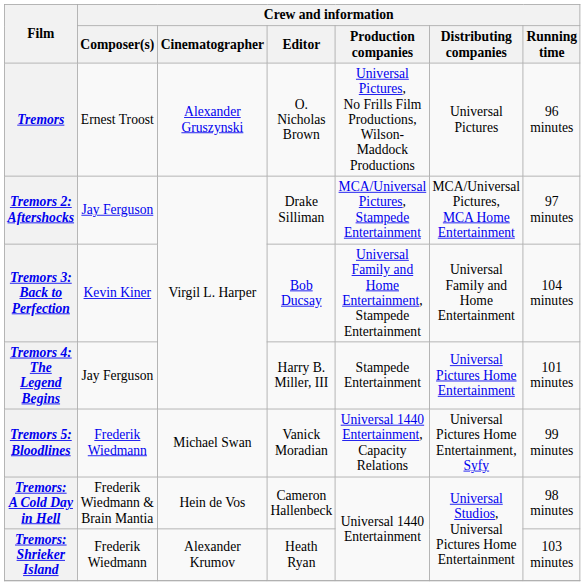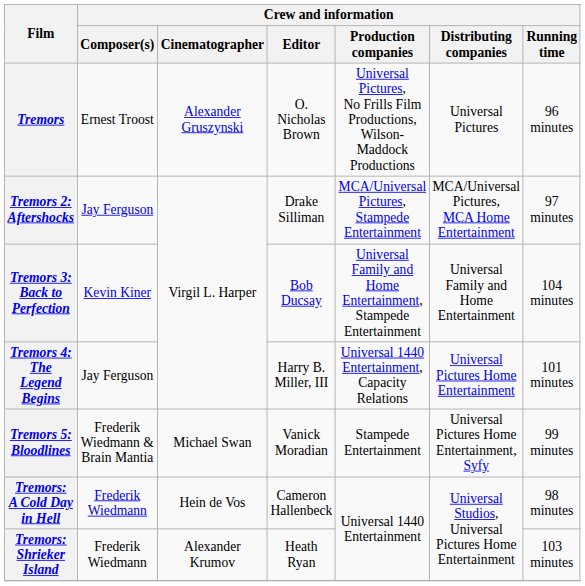(382, 375) Stampede Entertainment -> (382, 375) Universal 1440 Entertainment, Capacity Relations
(117, 443) Frederik Wiedmann -> (117, 443) Frederik Wiedmann & Brain Mantia
(382, 443) Universal 1440 Entertainment, Capacity Relations -> (382, 443) Stampede Entertainment
(117, 502) Frederik Wiedmann & Brain Mantia -> (117, 502) Frederik Wiedmann
